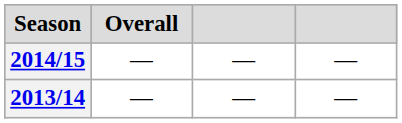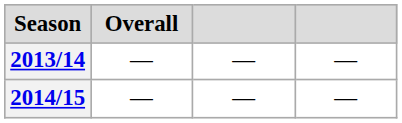rows swapped: (48, 97) <-> (48, 60)
